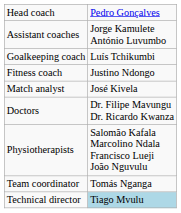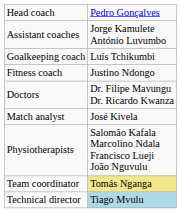rows swapped: (36, 89) <-> (23, 111)
(121, 183) no background -> (121, 183) khaki background
